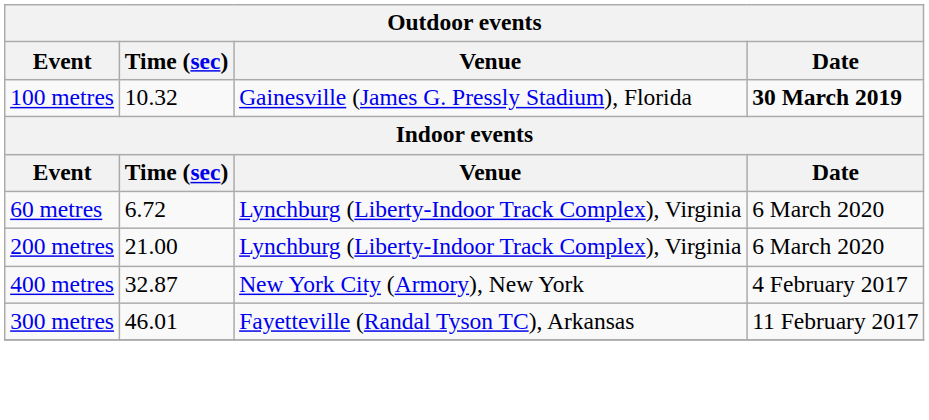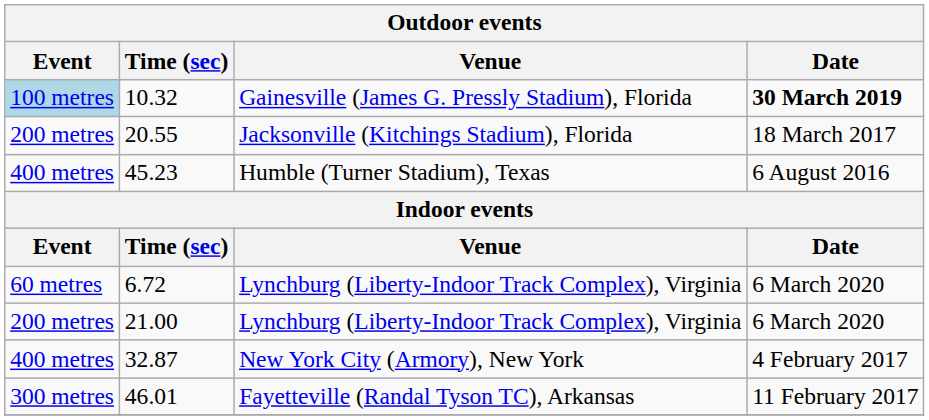(62, 97) no background -> (62, 97) lightblue background
+ row: (151, 135)
+ row: (151, 172)
